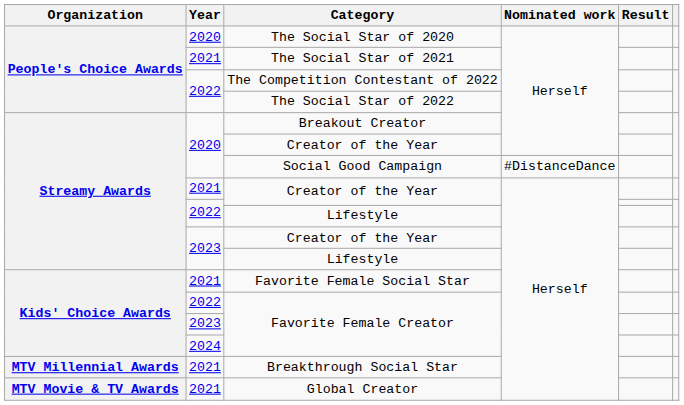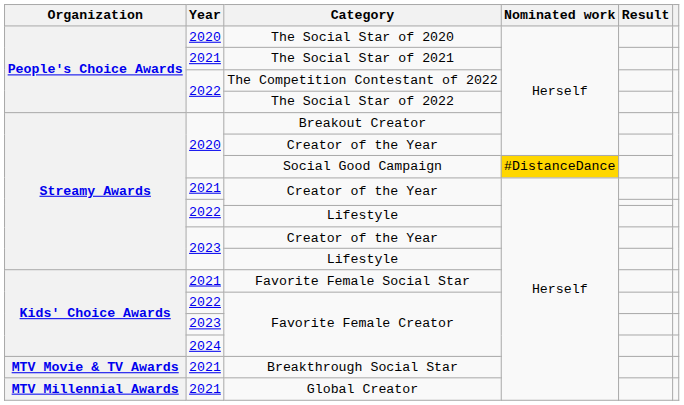(560, 167) no background -> (560, 167) gold background
(95, 367) MTV Millennial Awards -> (95, 367) MTV Movie & TV Awards
(95, 389) MTV Movie & TV Awards -> (95, 389) MTV Millennial Awards
